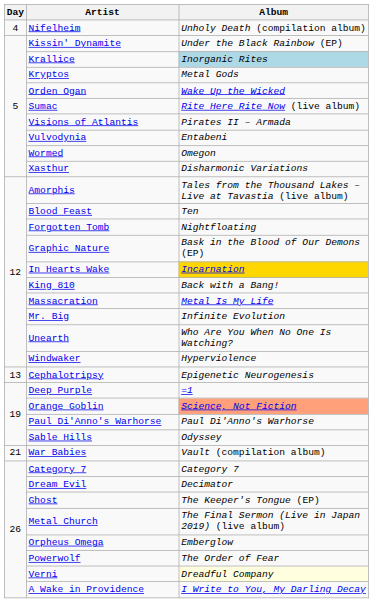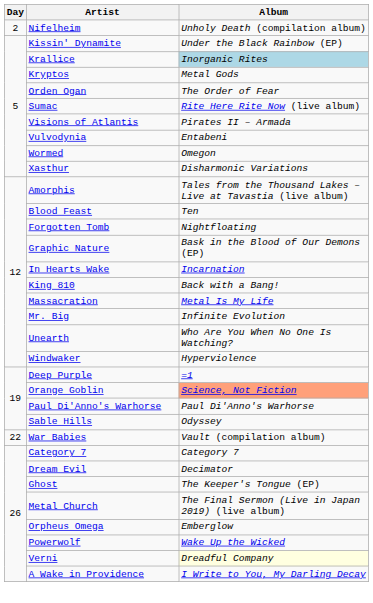(15, 28) 4 -> (15, 28) 2
(233, 91) Wake Up the Wicked -> (230, 91) The Order of Fear
(213, 270) gold background -> (213, 270) no background
- row: (66, 375)
(15, 453) 21 -> (15, 437) 22
(230, 558) The Order of Fear -> (233, 543) Wake Up the Wicked
